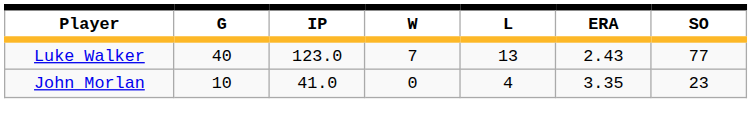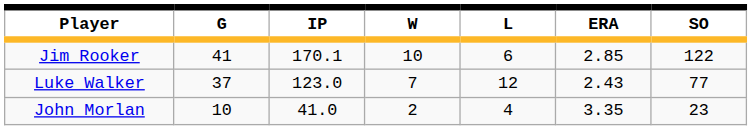+ row: (89, 56)
(222, 56) 40 -> (222, 83) 37
(508, 56) 13 -> (508, 83) 12
(413, 83) 0 -> (413, 111) 2
